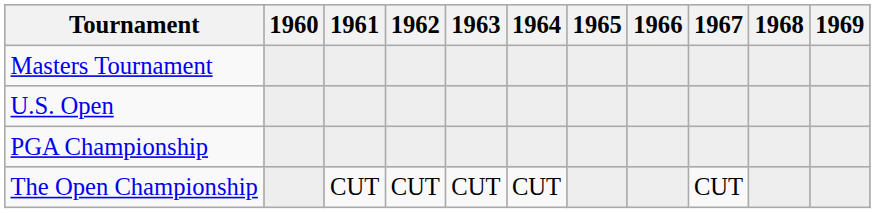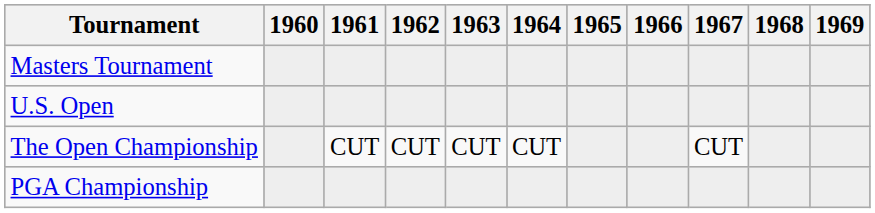rows swapped: (134, 187) <-> (109, 146)
